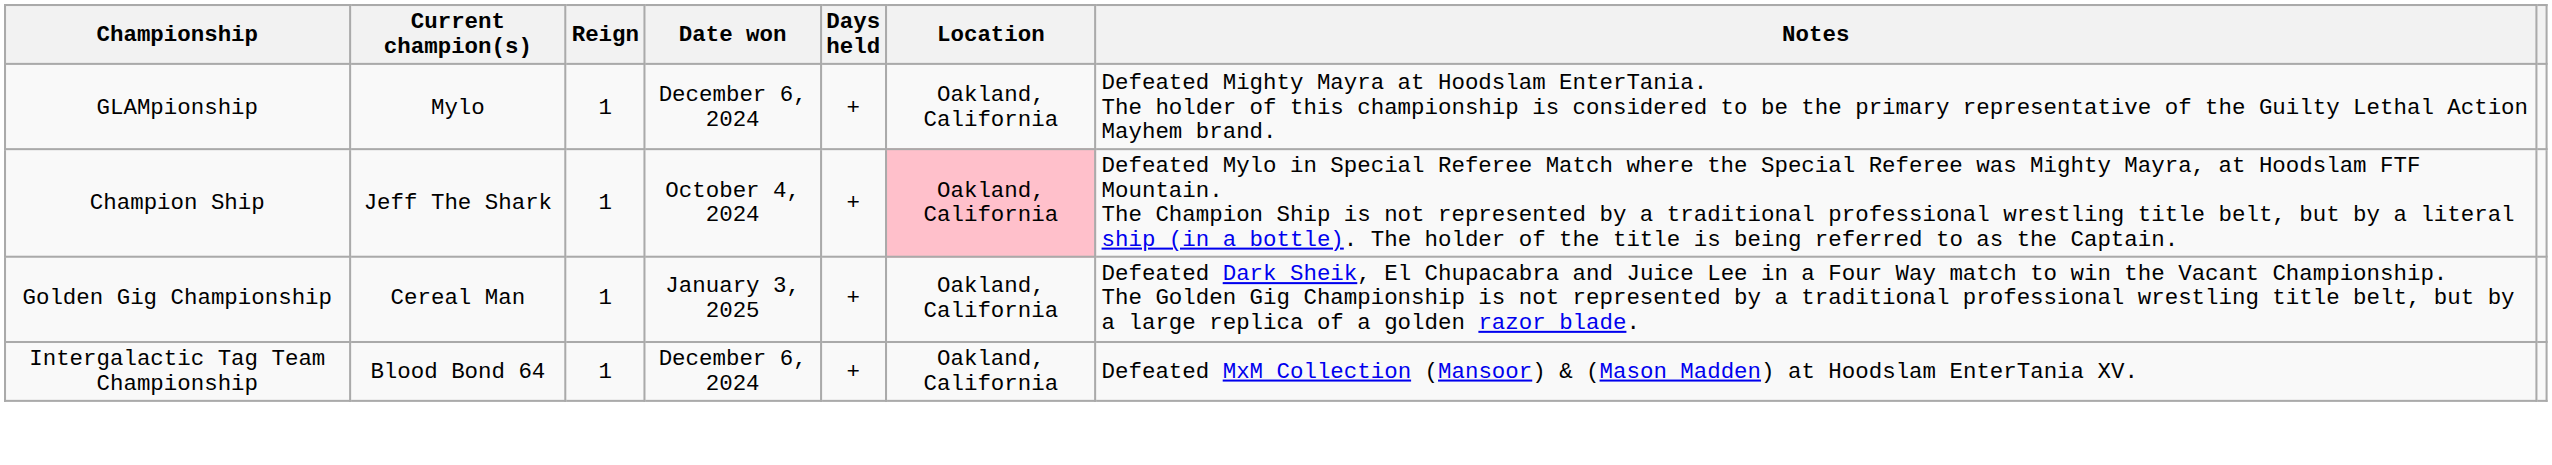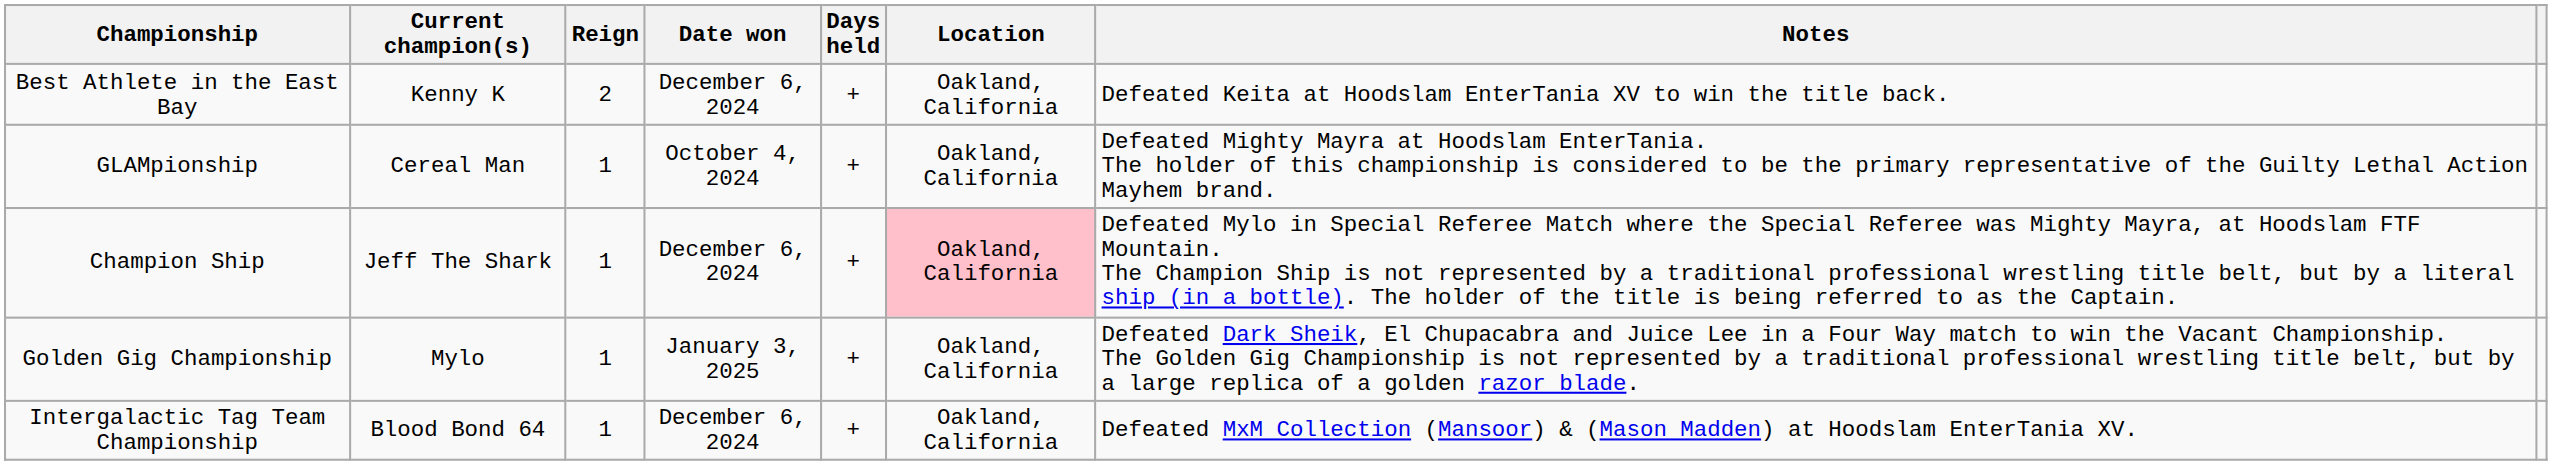+ row: (177, 95)
(458, 107) Mylo -> (458, 166) Cereal Man
(733, 107) December 6, 2024 -> (733, 166) October 4, 2024
(733, 203) October 4, 2024 -> (733, 263) December 6, 2024
(458, 299) Cereal Man -> (458, 359) Mylo
